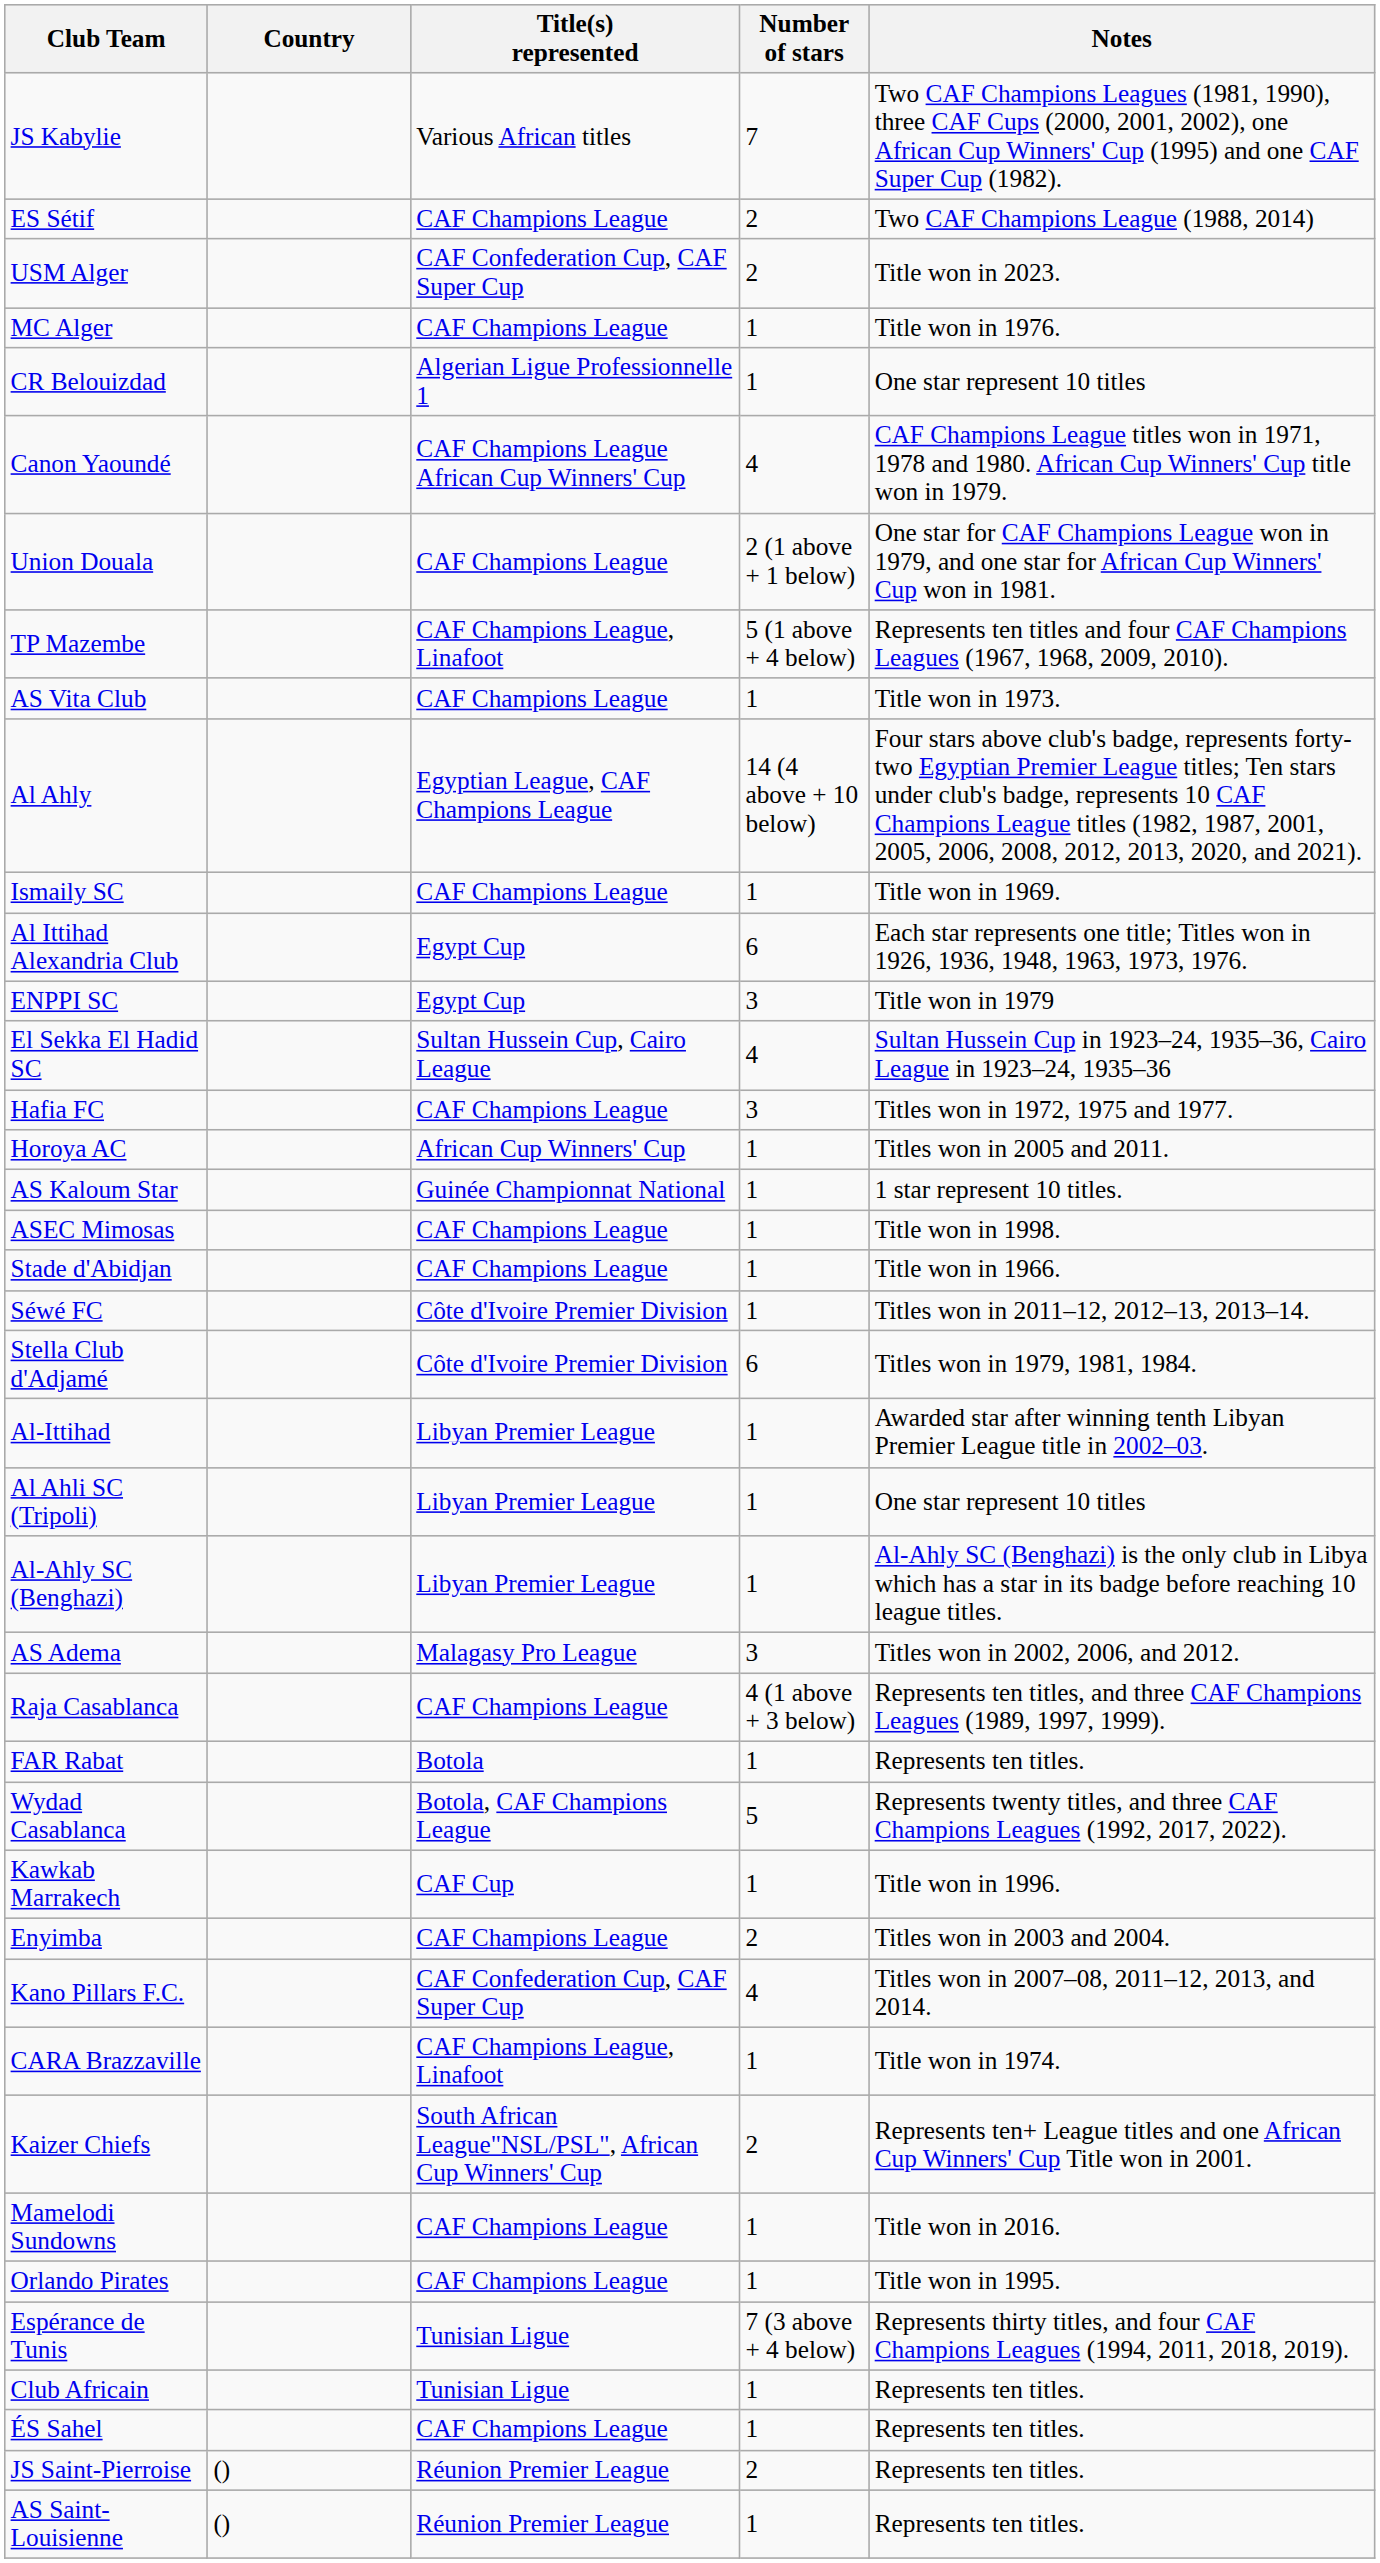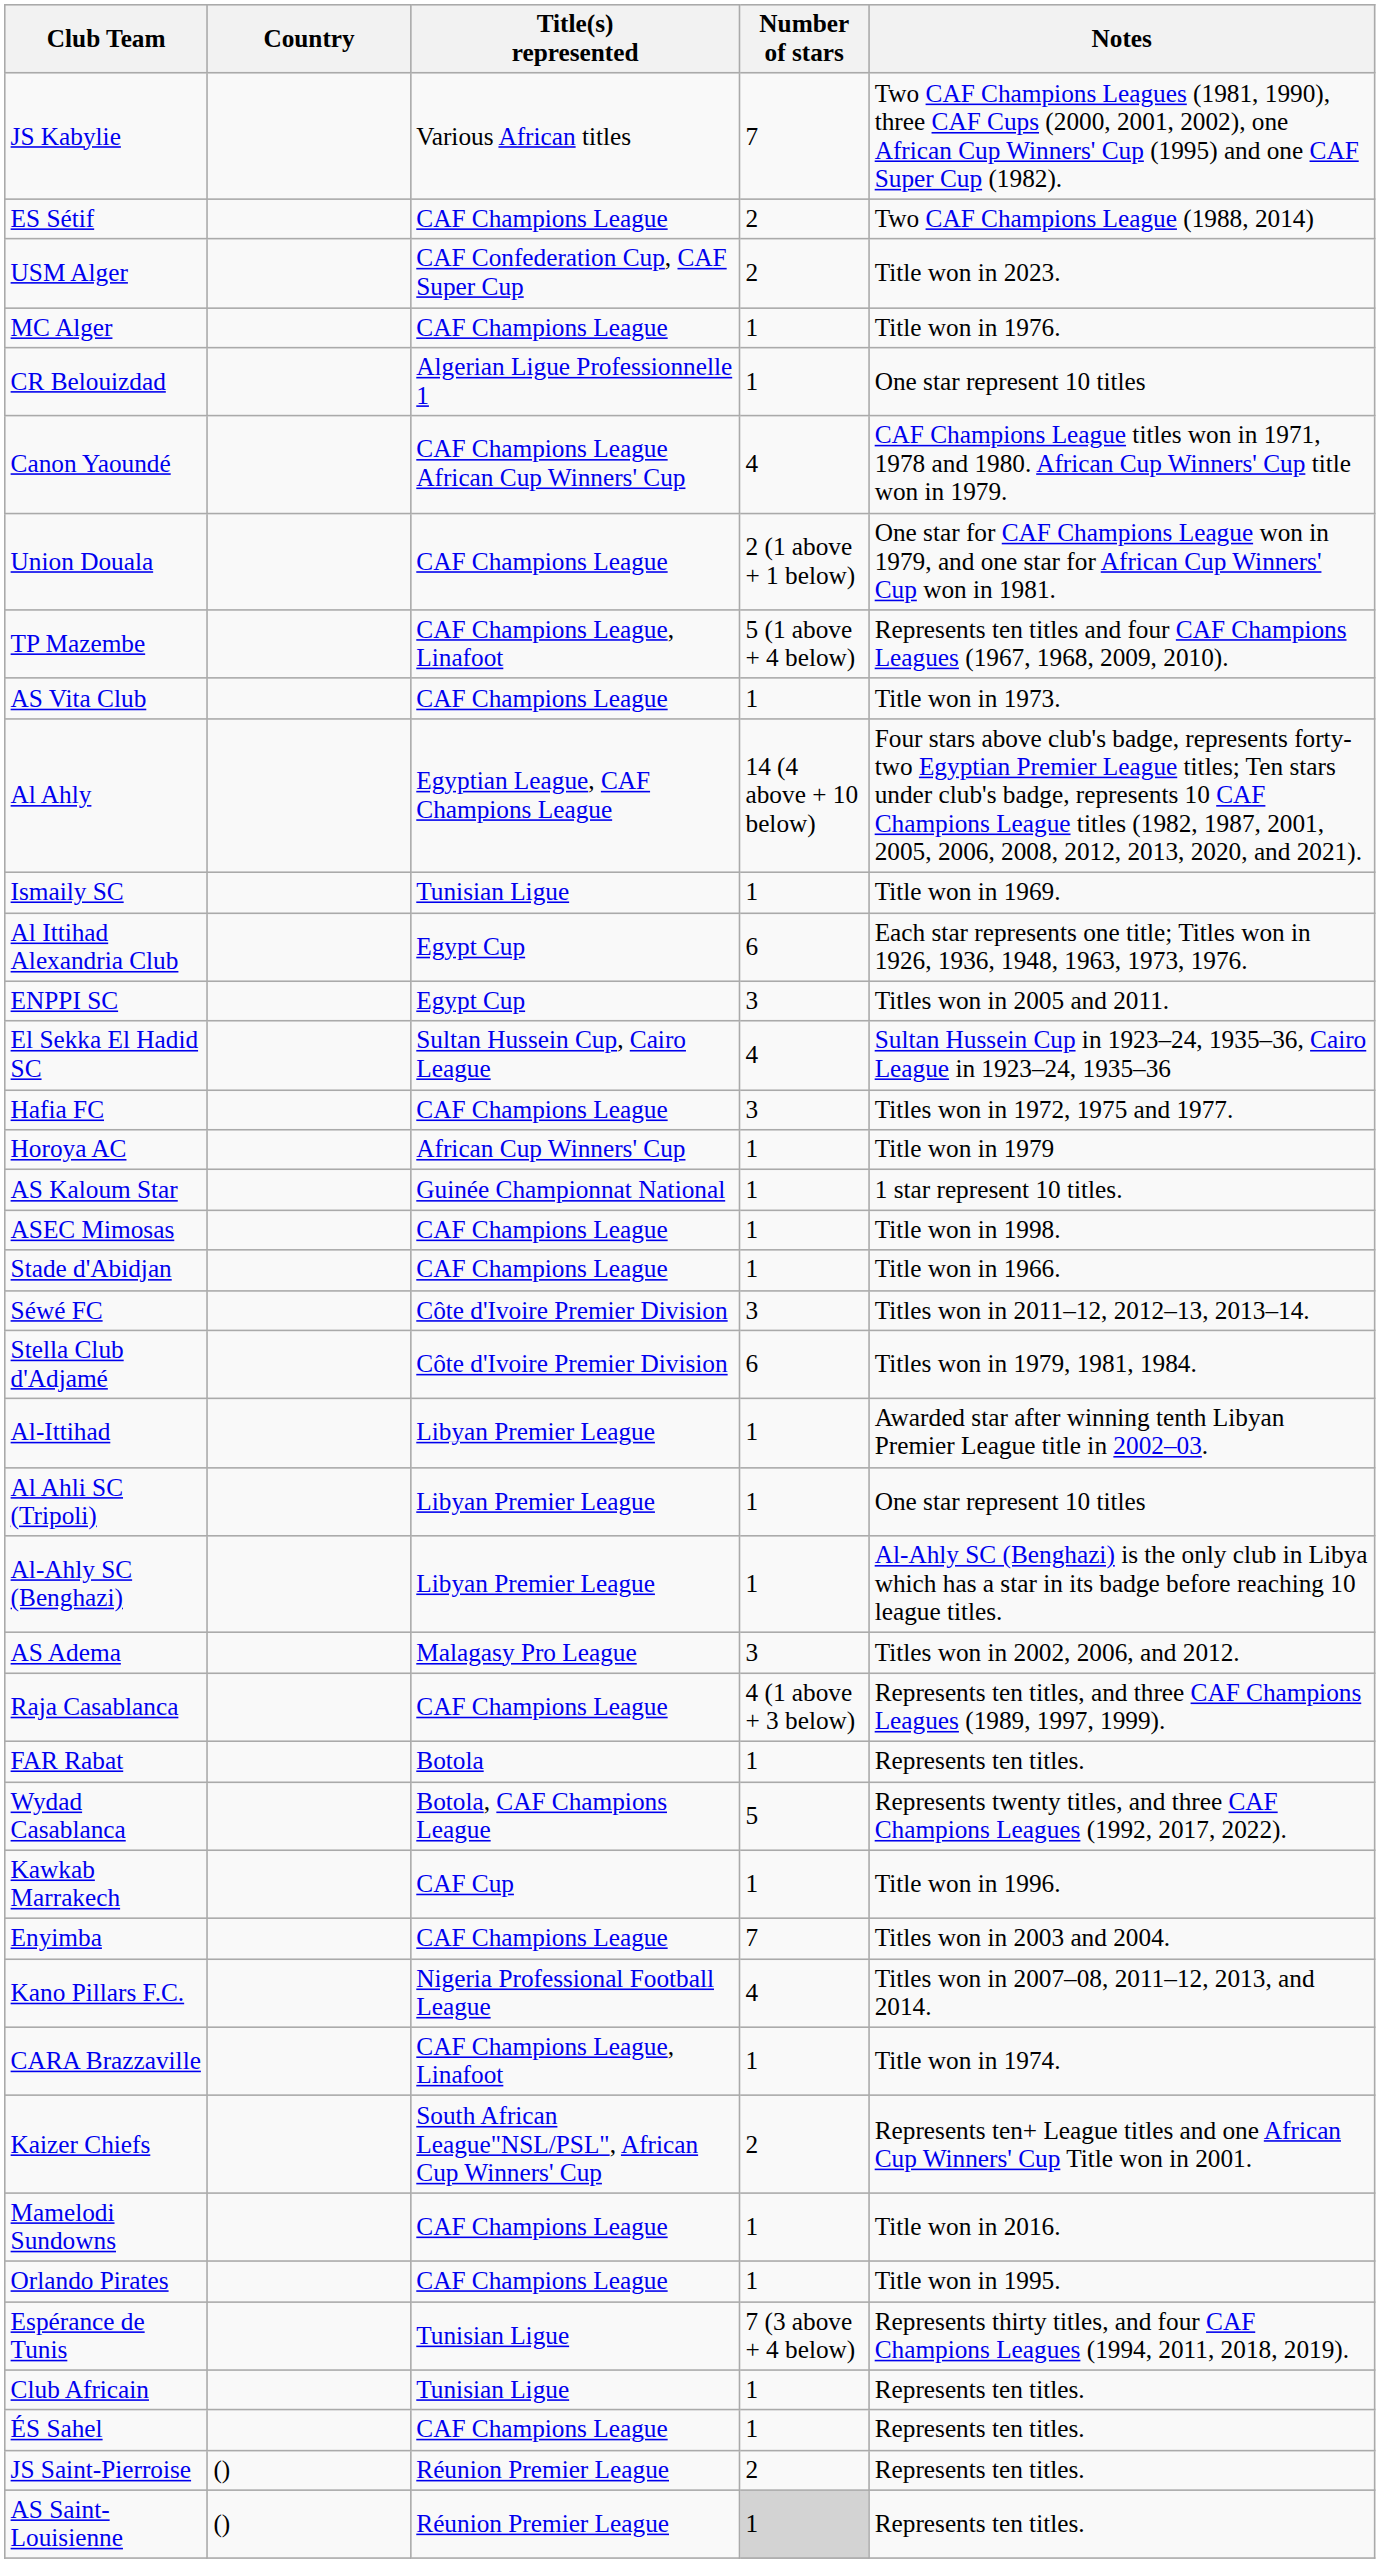(542, 892) CAF Champions League -> (493, 892) Tunisian Ligue
(964, 1000) Title won in 1979 -> (1022, 1000) Titles won in 2005 and 2011.
(1022, 1149) Titles won in 2005 and 2011. -> (964, 1149) Title won in 1979
(752, 1309) 1 -> (752, 1309) 3
(752, 1938) 2 -> (752, 1938) 7
(571, 1992) CAF Confederation Cup, CAF Super Cup -> (565, 1992) Nigeria Professional Football League
(752, 2524) no background -> (752, 2524) lightgrey background
